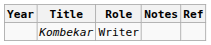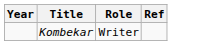- column: (161, 14)
